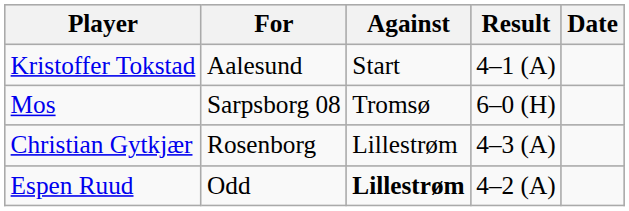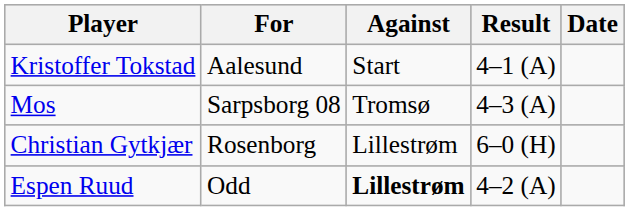(516, 104) 6–0 (H) -> (516, 104) 4–3 (A)
(516, 144) 4–3 (A) -> (516, 144) 6–0 (H)
